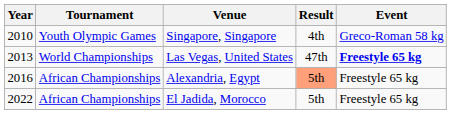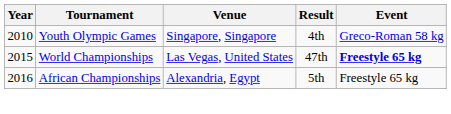(20, 57) 2013 -> (20, 57) 2015
(316, 78) lightsalmon background -> (316, 78) no background
- row: (216, 99)
